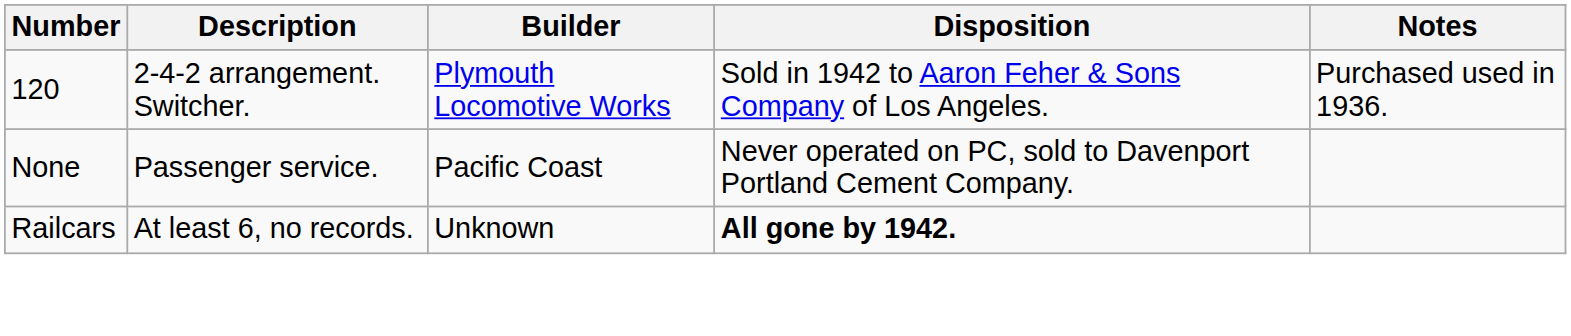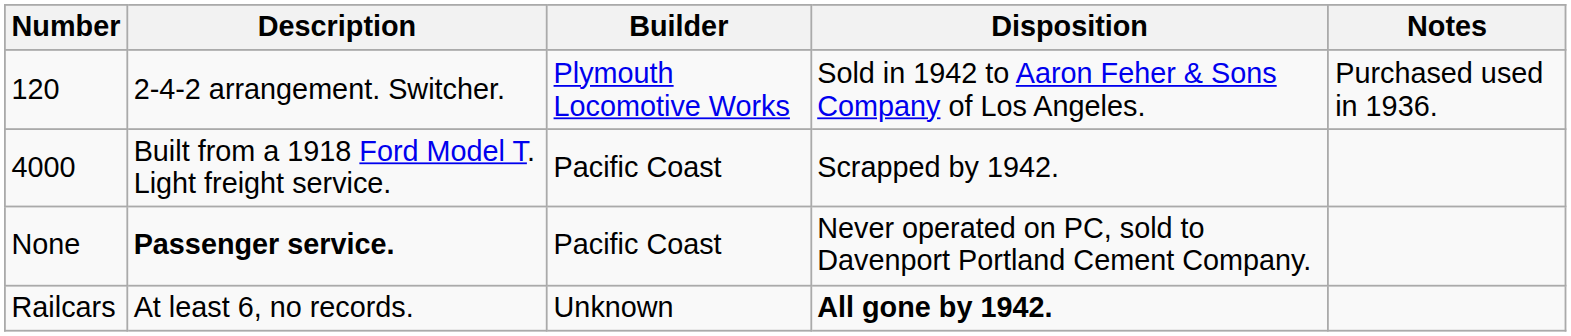+ row: (44, 167)
(256, 167) normal -> (264, 245) bold
